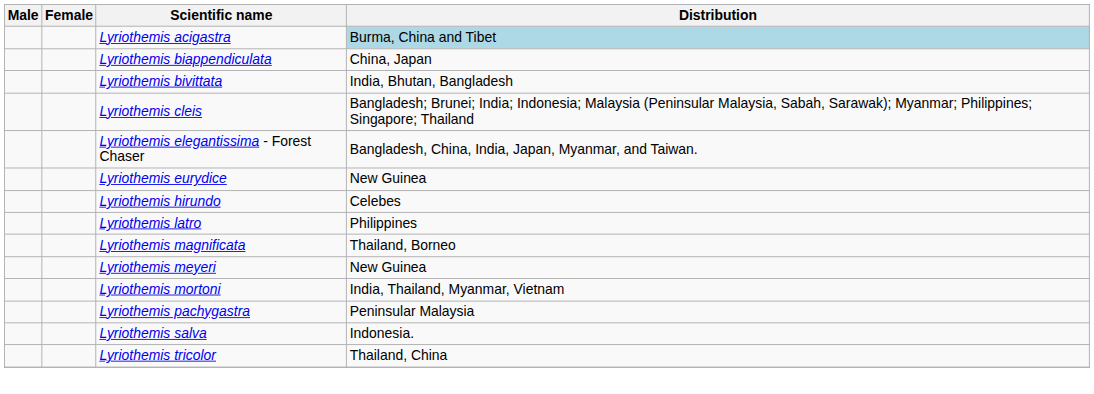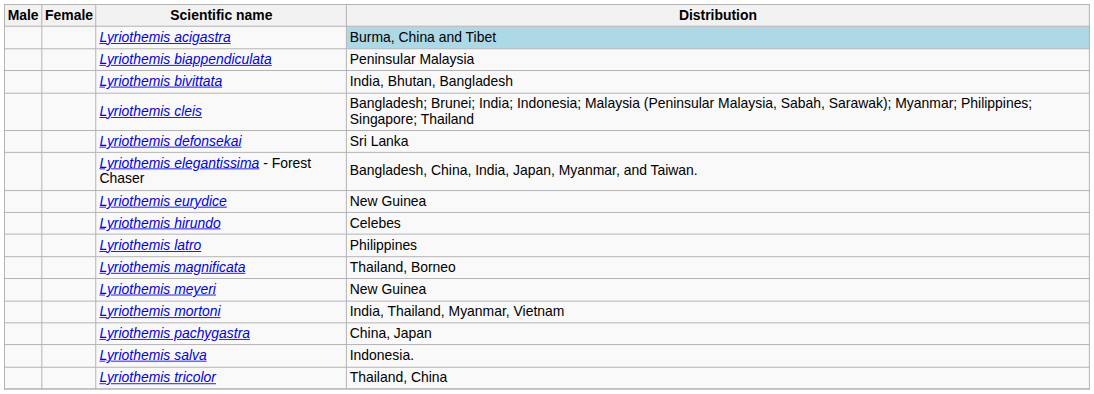(391, 59) China, Japan -> (412, 59) Peninsular Malaysia
+ row: (170, 141)
(412, 311) Peninsular Malaysia -> (391, 333) China, Japan
